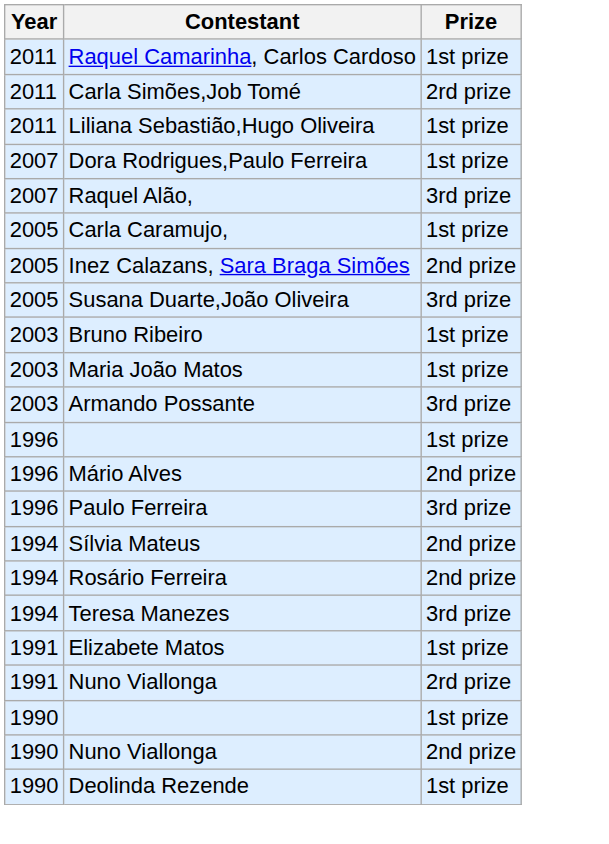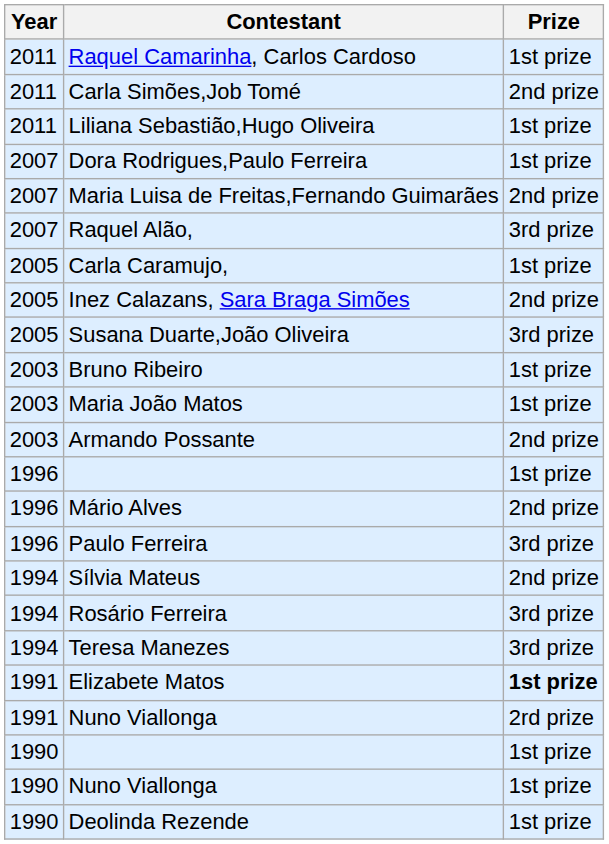(469, 91) 2rd prize -> (554, 91) 2nd prize
+ row: (34, 195)
(469, 404) 3rd prize -> (554, 439) 2nd prize
(471, 578) 2nd prize -> (551, 612) 3rd prize
(467, 647) normal -> (553, 682) bold
(471, 751) 2nd prize -> (550, 786) 1st prize
